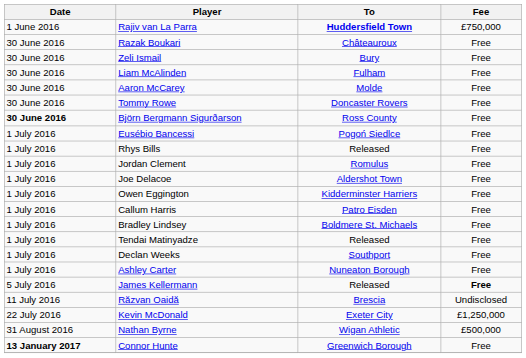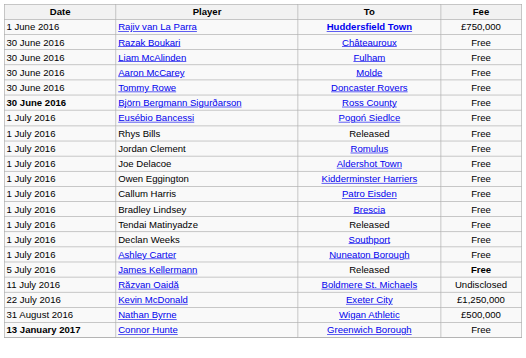- row: (140, 58)
(369, 224) Boldmere St. Michaels -> (369, 209) Brescia
(369, 300) Brescia -> (369, 285) Boldmere St. Michaels
